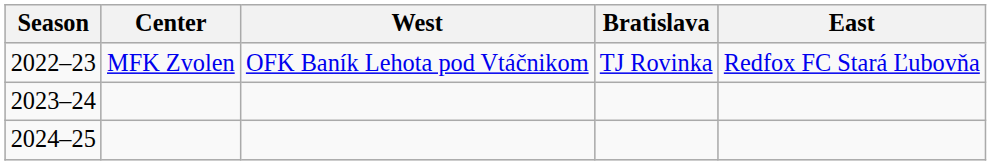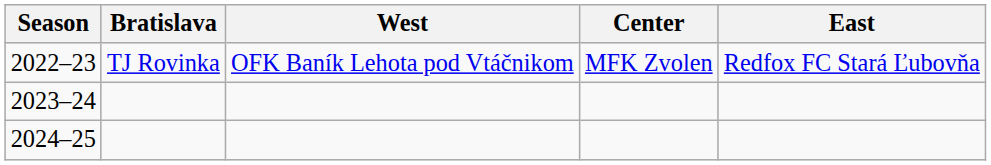columns swapped: (656, 23) <-> (171, 23)
